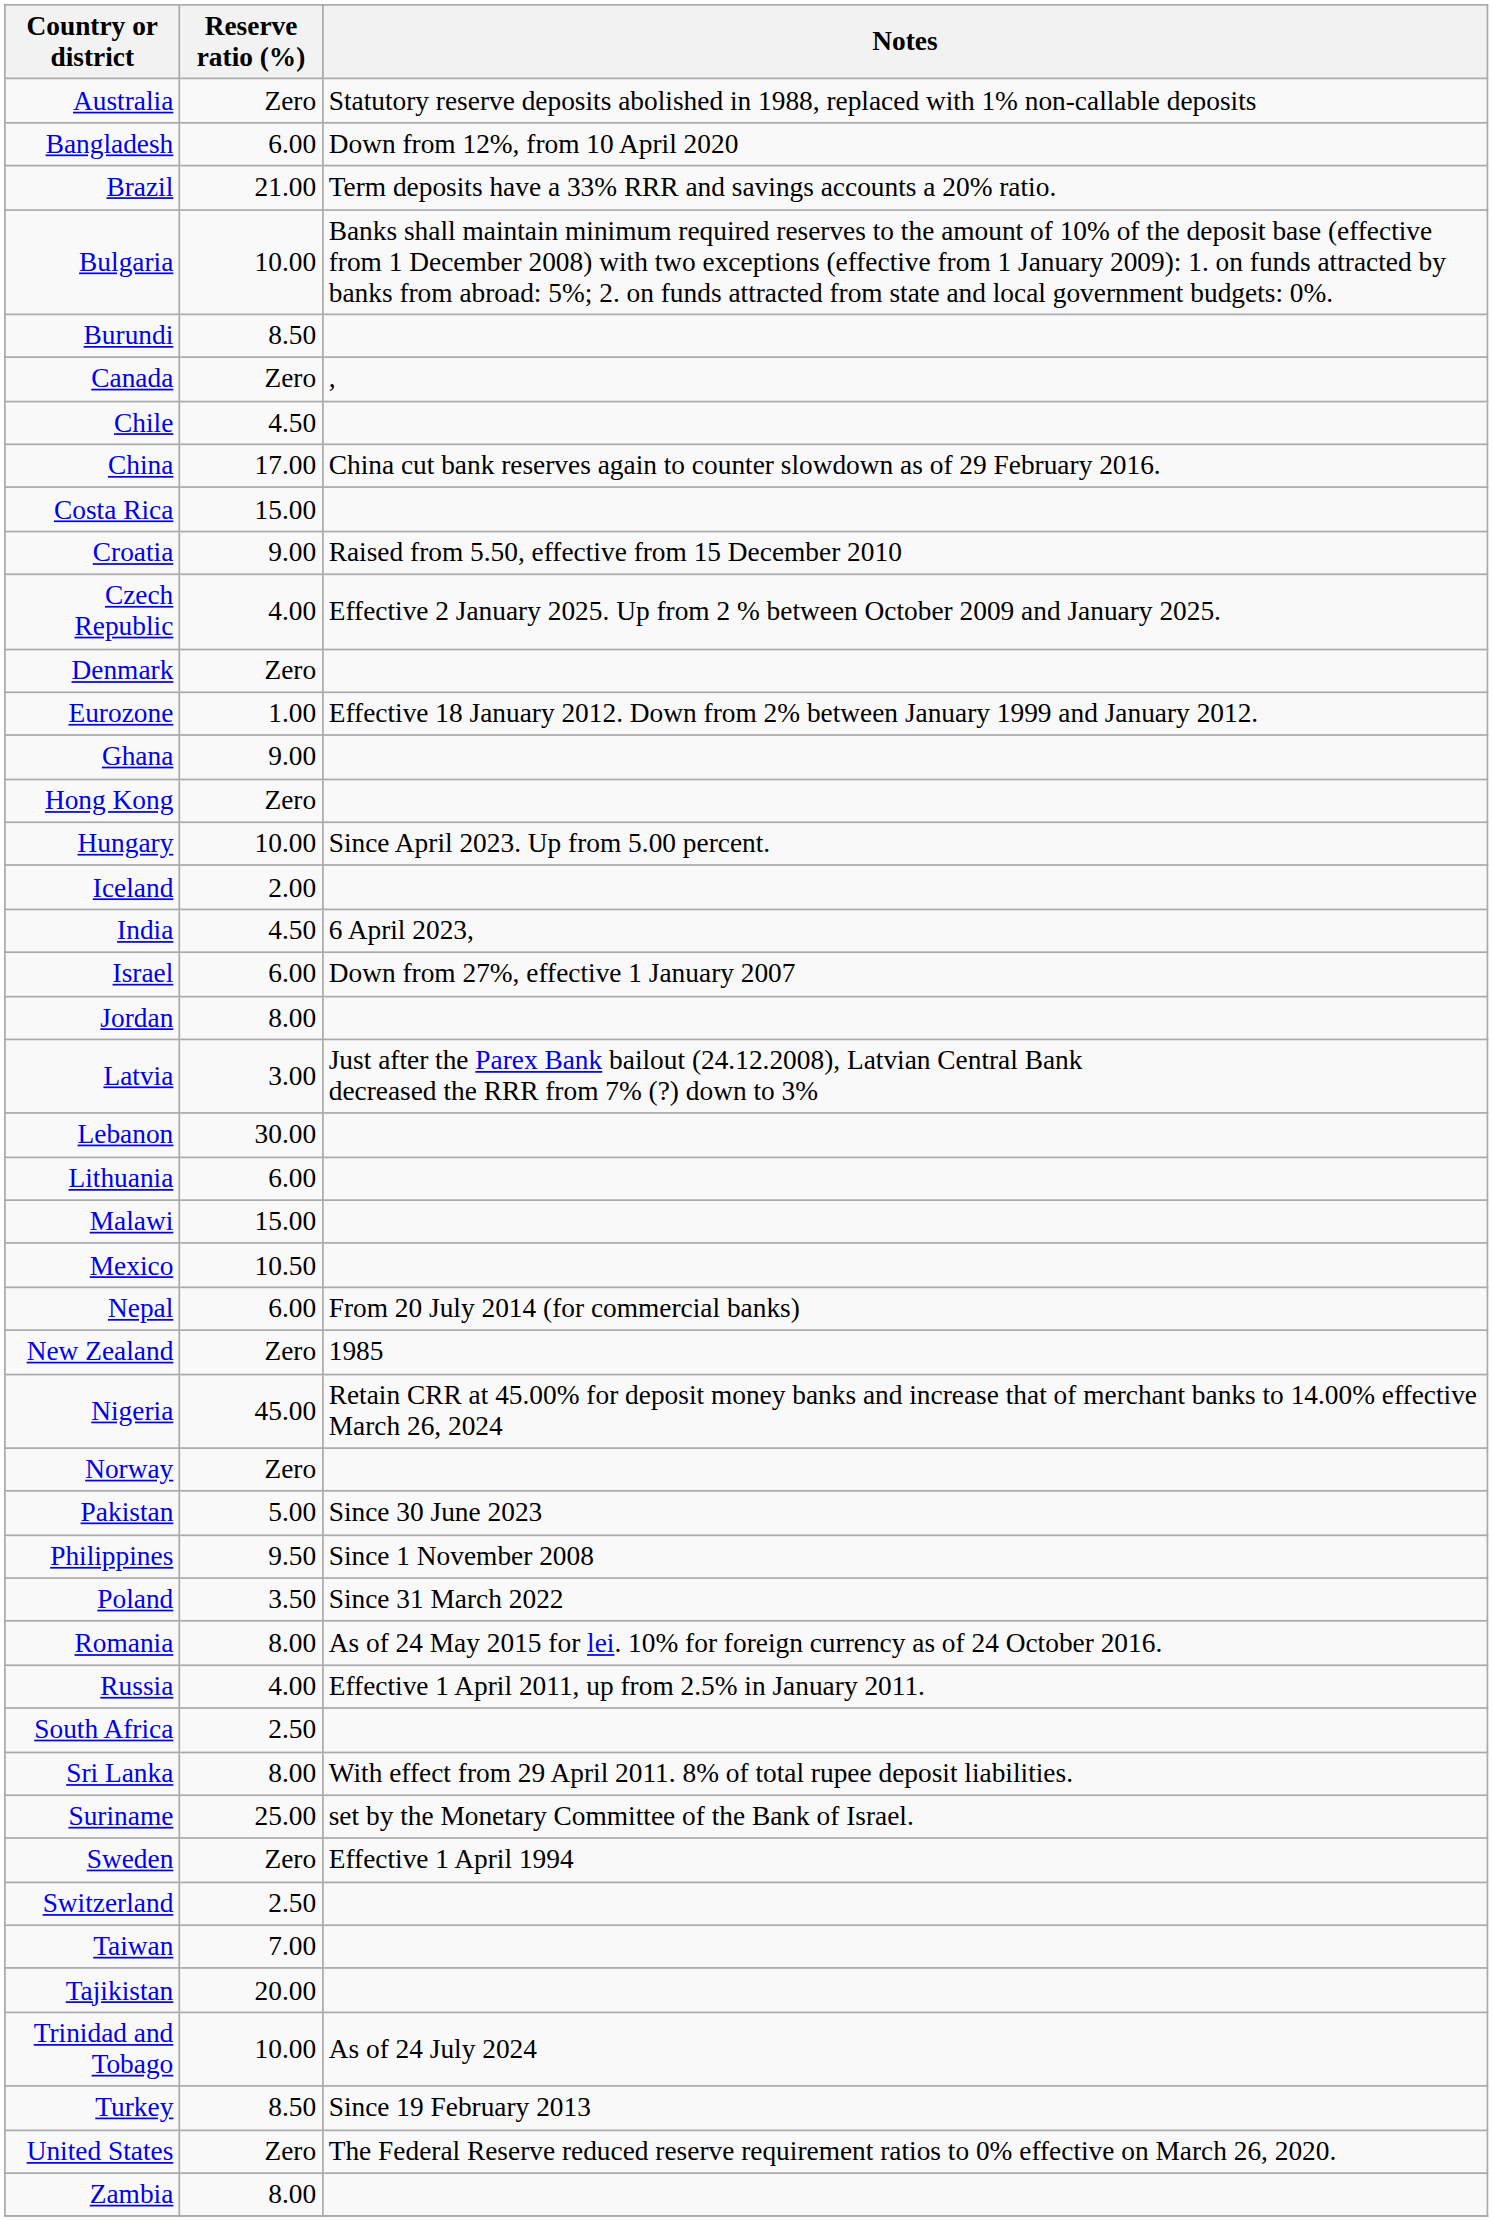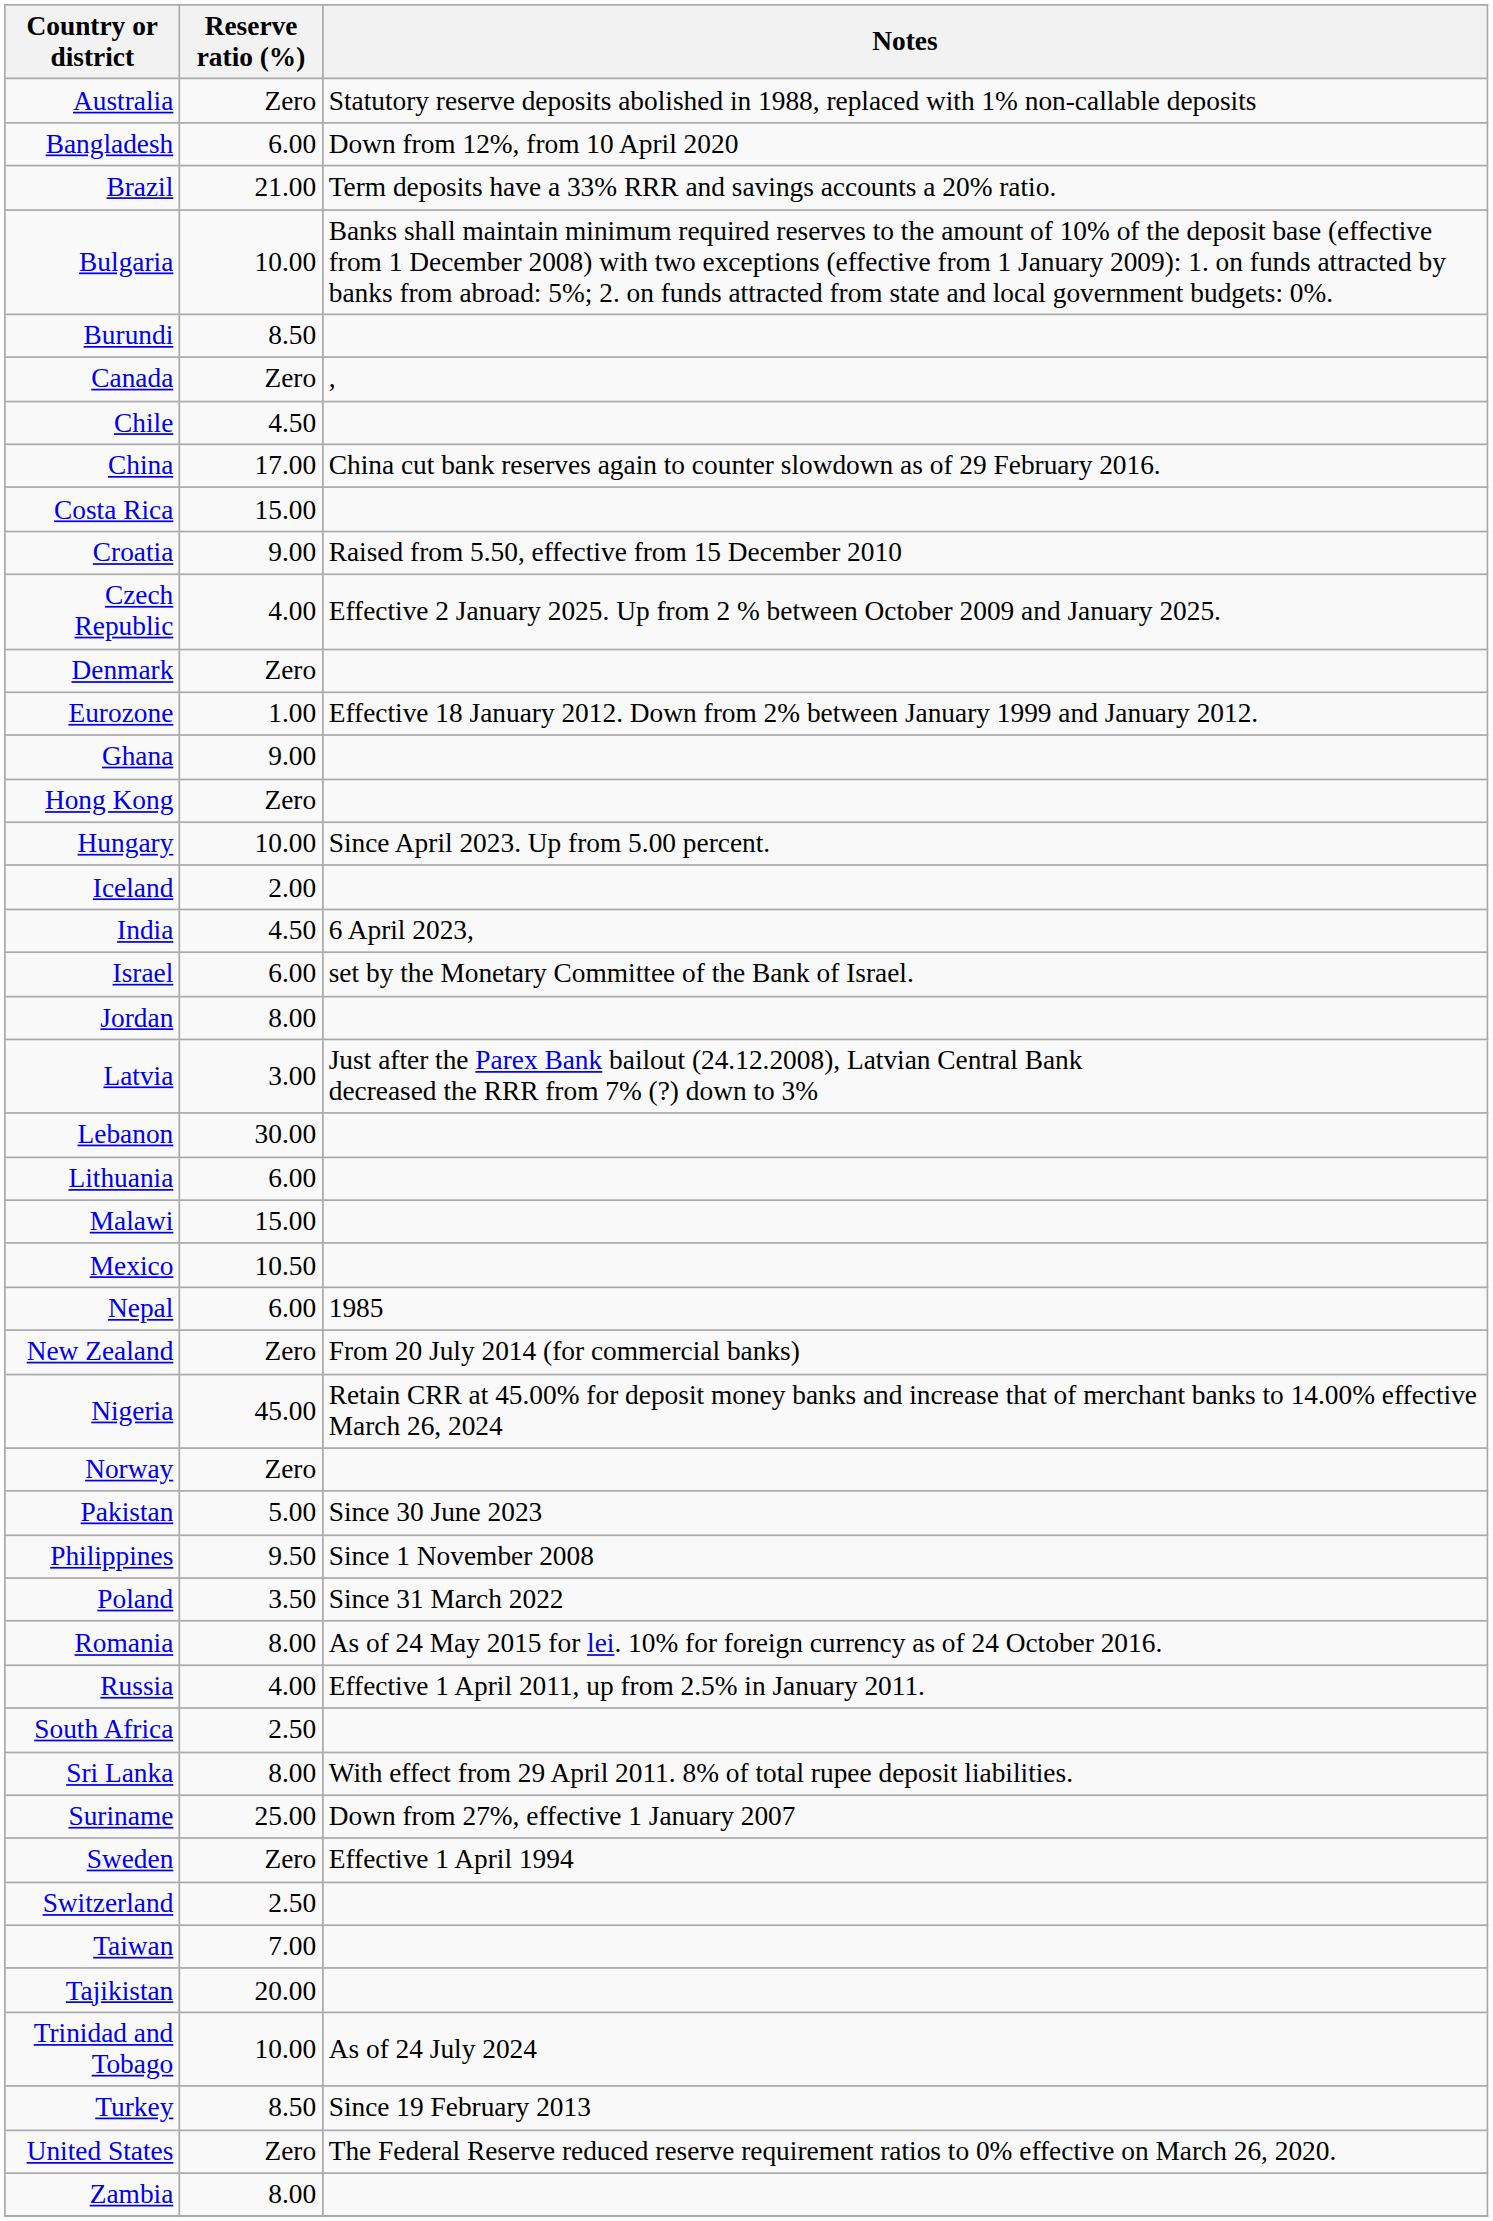(562, 973) Down from 27%, effective 1 January 2007 -> (621, 973) set by the Monetary Committee of the Bank of Israel.
(564, 1308) From 20 July 2014 (for commercial banks) -> (356, 1308) 1985
(356, 1351) 1985 -> (564, 1351) From 20 July 2014 (for commercial banks)
(621, 1816) set by the Monetary Committee of the Bank of Israel. -> (562, 1816) Down from 27%, effective 1 January 2007
